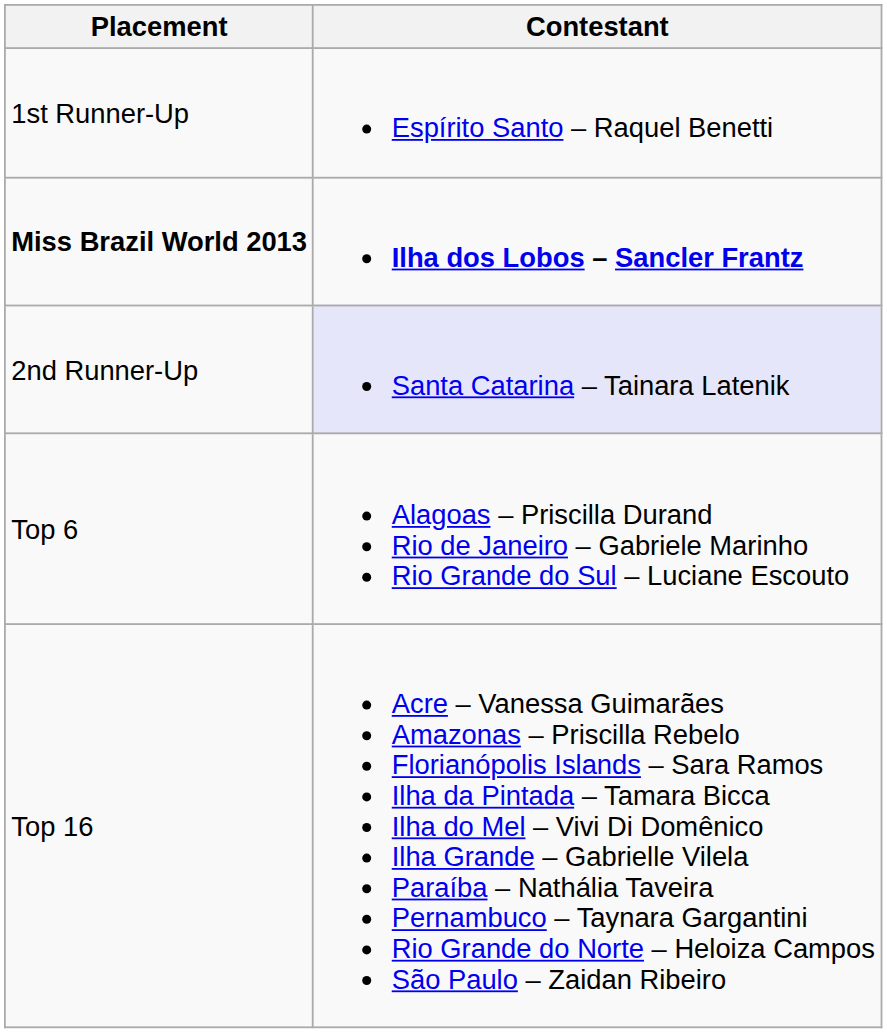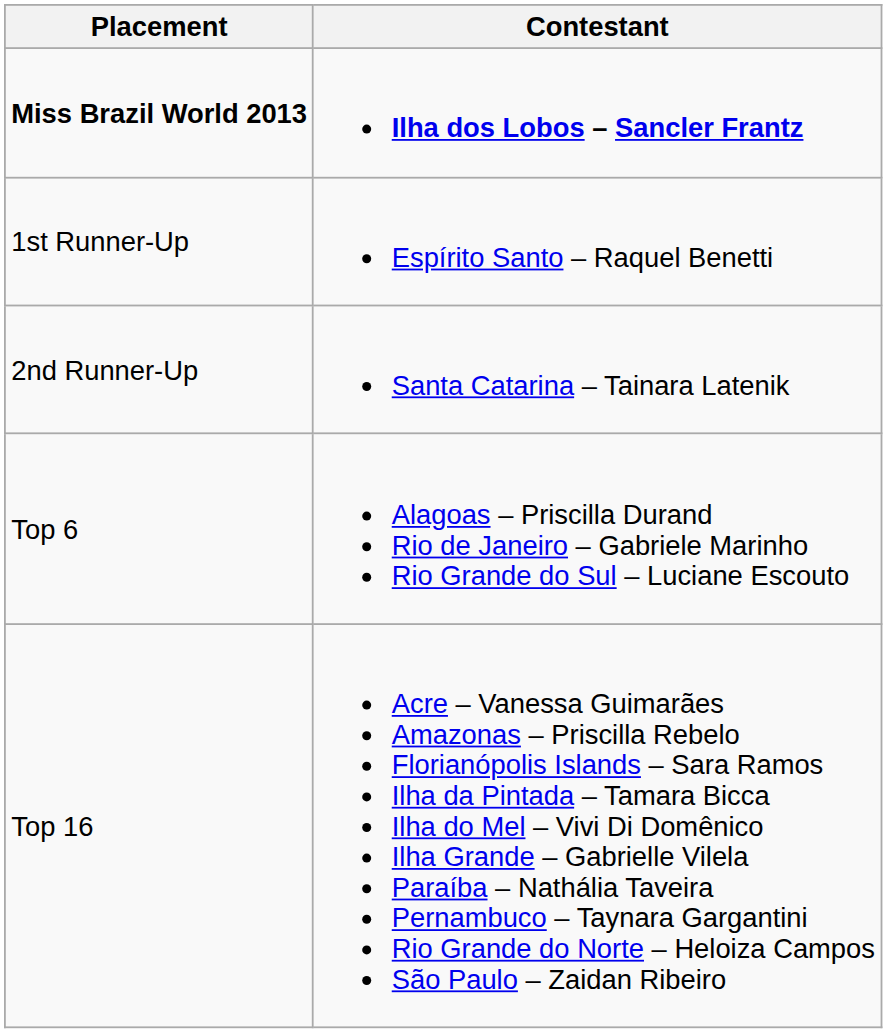rows swapped: (159, 241) <-> (100, 113)
(597, 385) lavender background -> (597, 385) no background
